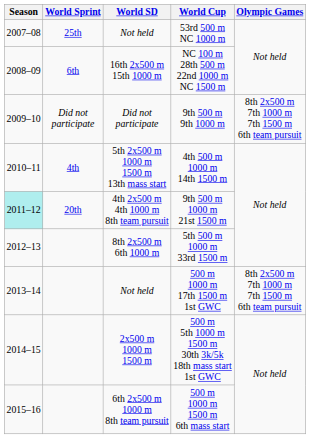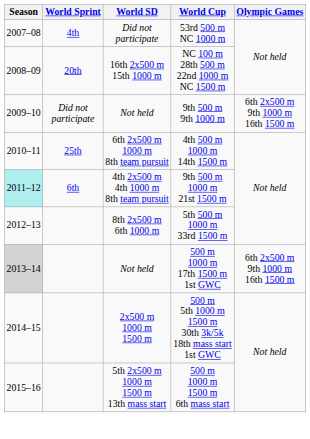(73, 33) 25th -> (73, 33) 4th
(137, 33) Not held -> (137, 33) Did not participate
(73, 70) 6th -> (73, 70) 20th
(137, 119) Did not participate -> (137, 113) Not held
(270, 119) 8th 2x500 m 7th 1000 m 7th 1500 m 6th team pursuit -> (270, 113) 6th 2x500 m 9th 1000 m 16th 1500 m
(73, 167) 4th -> (73, 151) 25th
(137, 167) 5th 2x500 m 1000 m 1500 m 13th mass start -> (137, 151) 6th 2x500 m 1000 m 8th team pursuit
(73, 210) 20th -> (73, 188) 6th
(24, 290) no background -> (24, 268) lightgrey background
(270, 290) 8th 2x500 m 7th 1000 m 7th 1500 m 6th team pursuit -> (270, 268) 6th 2x500 m 9th 1000 m 16th 1500 m
(137, 409) 6th 2x500 m 1000 m 8th team pursuit -> (137, 387) 5th 2x500 m 1000 m 1500 m 13th mass start
